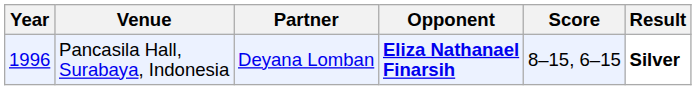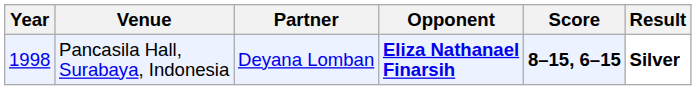(30, 59) 1996 -> (30, 59) 1998
(574, 59) normal -> (574, 59) bold
